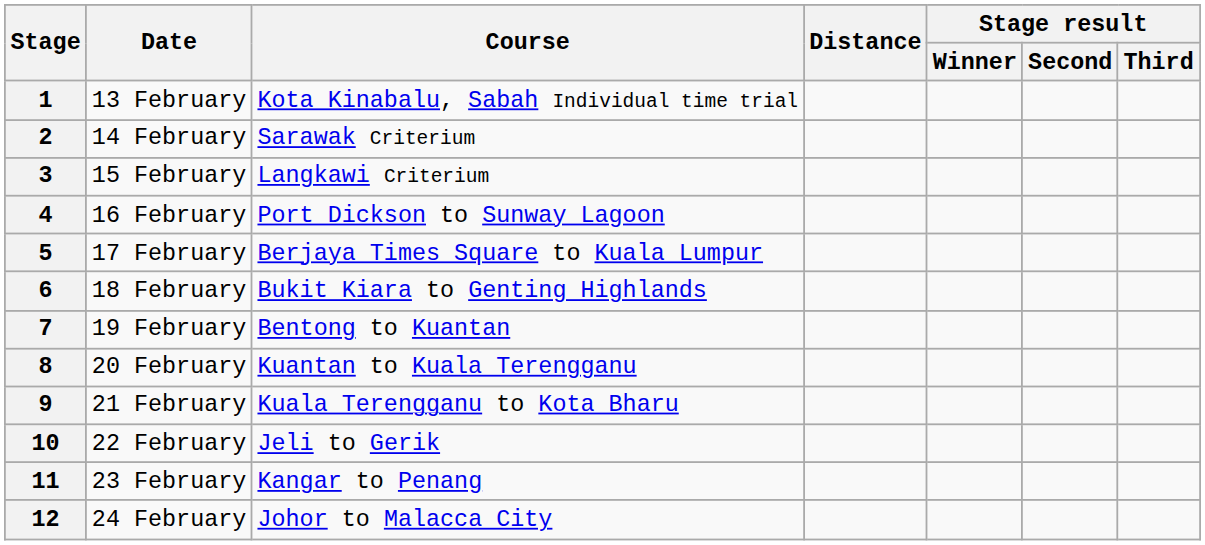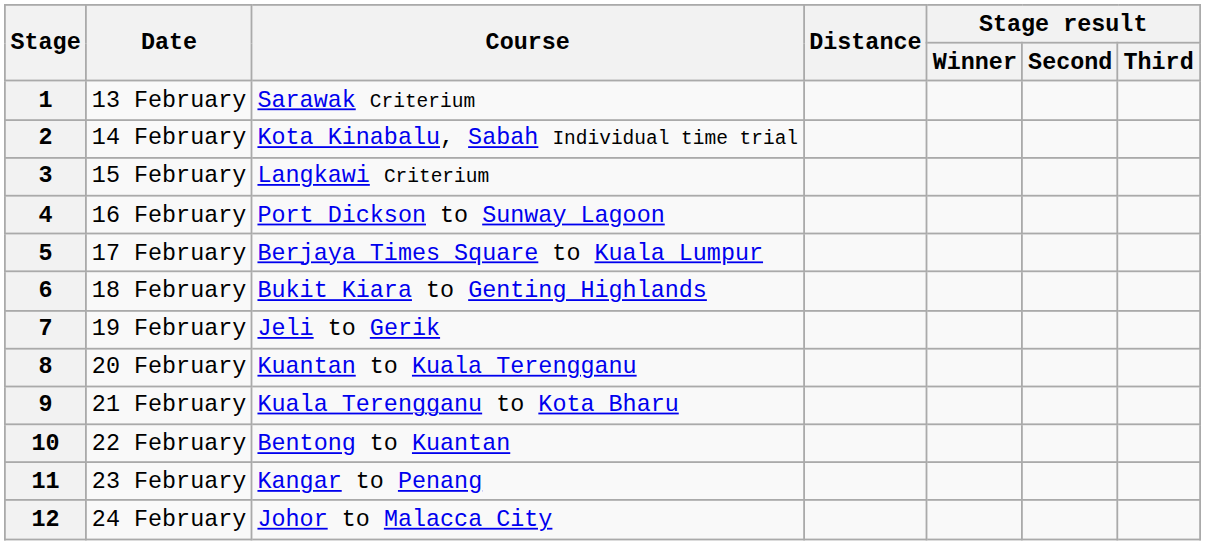(528, 100) Kota Kinabalu, Sabah Individual time trial -> (366, 100) Sarawak Criterium
(366, 138) Sarawak Criterium -> (528, 138) Kota Kinabalu, Sabah Individual time trial
(384, 329) Bentong to Kuantan -> (349, 329) Jeli to Gerik
(349, 443) Jeli to Gerik -> (384, 443) Bentong to Kuantan
